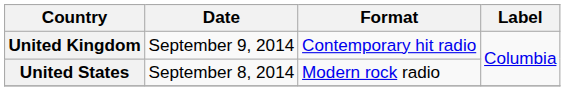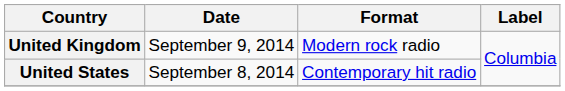(389, 45) Contemporary hit radio -> (371, 45) Modern rock radio
(371, 72) Modern rock radio -> (389, 72) Contemporary hit radio
